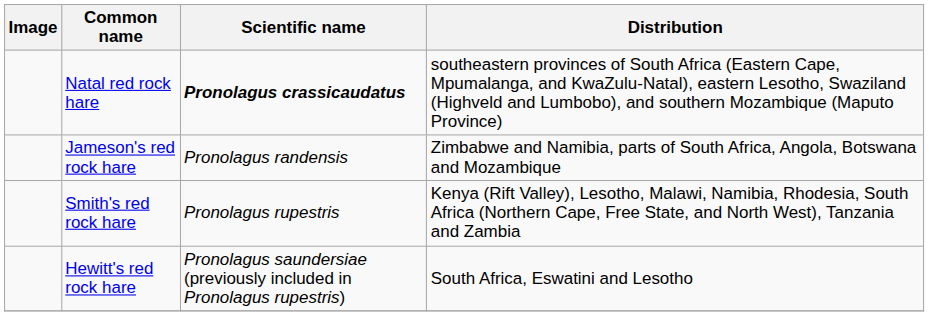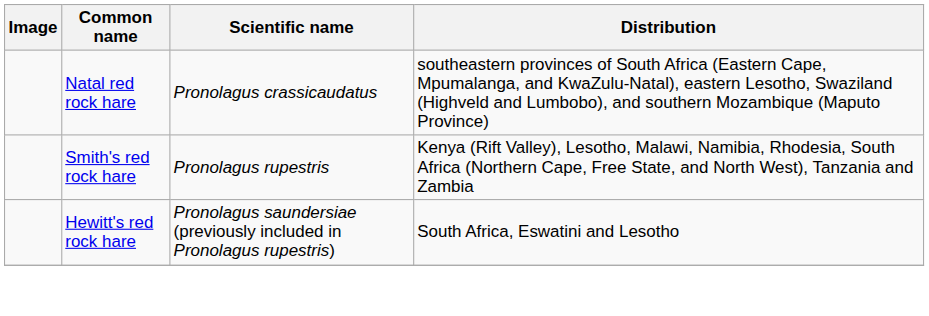(295, 92) bold -> (275, 92) normal
- row: (120, 157)
